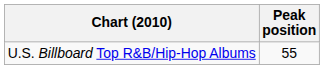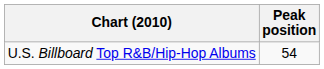(289, 53) 55 -> (289, 53) 54
